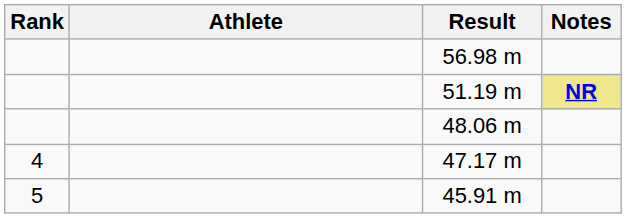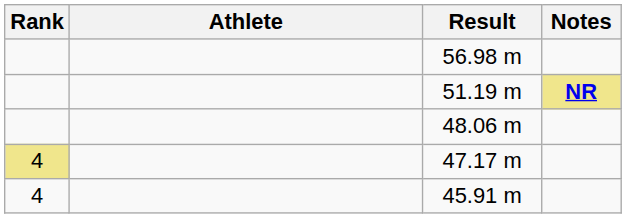(37, 160) no background -> (37, 160) khaki background
(37, 195) 5 -> (37, 195) 4
